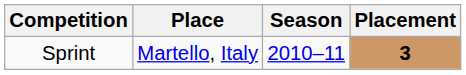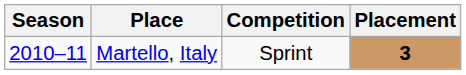columns swapped: (306, 20) <-> (69, 20)
